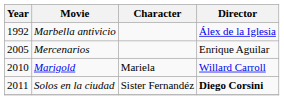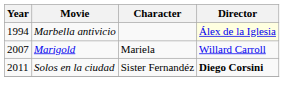(18, 31) 1992 -> (18, 31) 1994
(238, 31) no background -> (238, 31) lightyellow background
- row: (62, 50)
(18, 68) 2010 -> (18, 50) 2007
